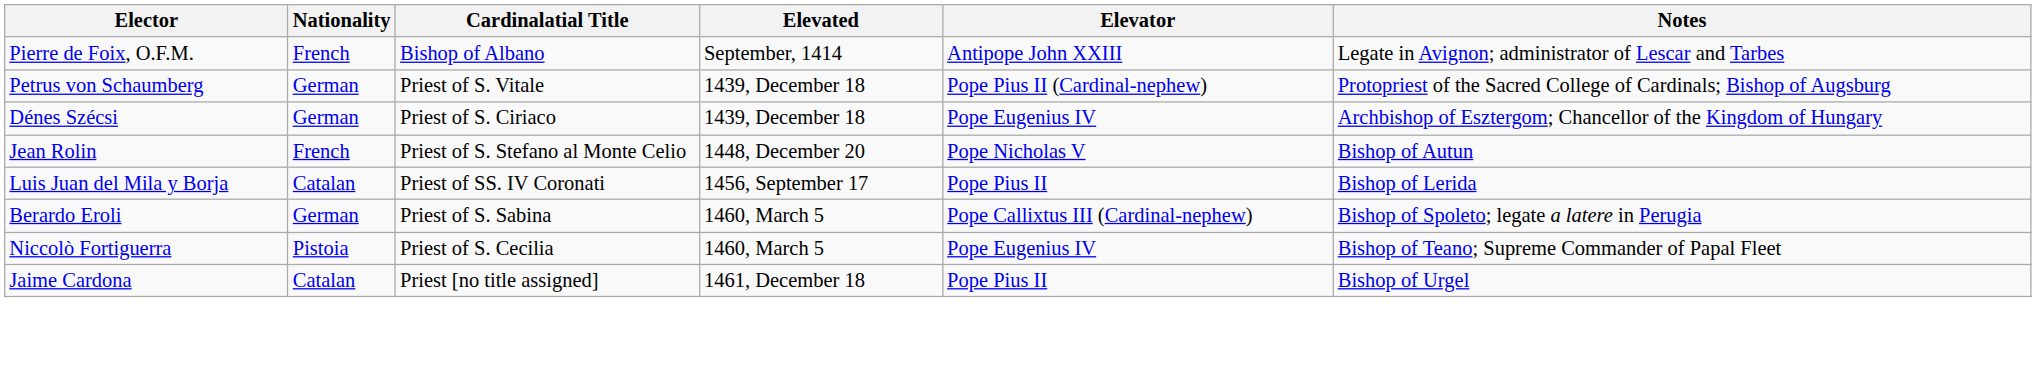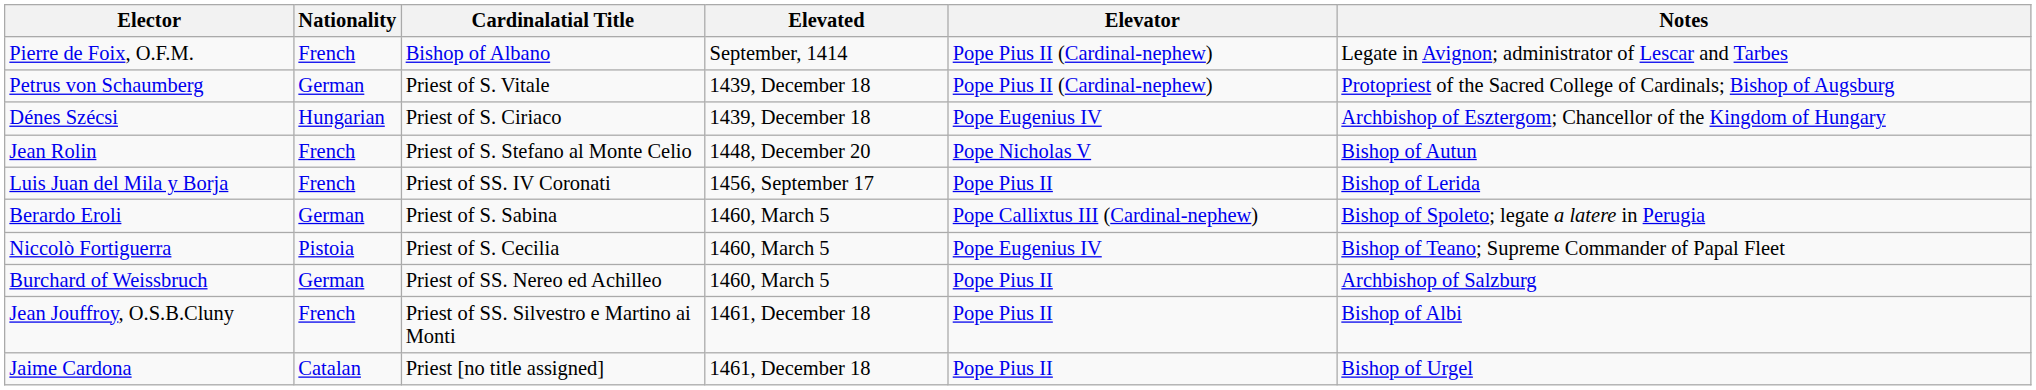(1035, 53) Antipope John XXIII -> (1083, 53) Pope Pius II (Cardinal-nephew)
(326, 118) German -> (342, 118) Hungarian
(324, 183) Catalan -> (327, 183) French
+ row: (108, 280)
+ row: (122, 313)
